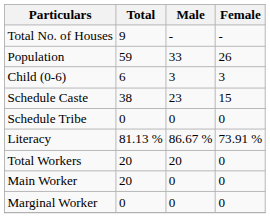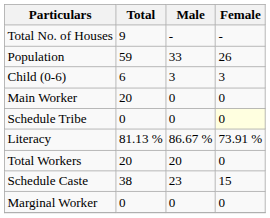rows swapped: (48, 98) <-> (42, 181)
(222, 118) no background -> (222, 118) lightyellow background
